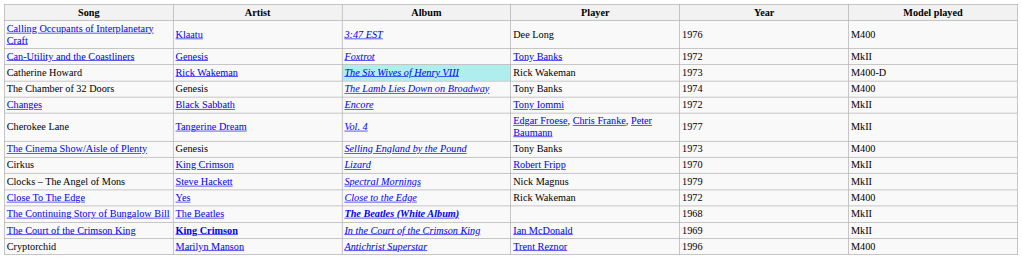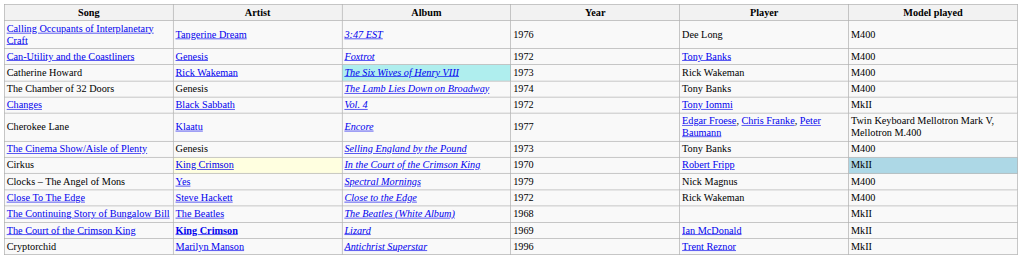columns swapped: (764, 12) <-> (595, 12)
(189, 34) Klaatu -> (211, 34) Tangerine Dream
(861, 56) MkII -> (863, 56) M400
(869, 72) M400-D -> (863, 72) M400
(359, 105) Encore -> (356, 105) Vol. 4
(211, 127) Tangerine Dream -> (189, 127) Klaatu
(356, 127) Vol. 4 -> (359, 127) Encore
(861, 127) MkII -> (922, 127) Twin Keyboard Mellotron Mark V, Mellotron M.400
(205, 165) no background -> (205, 165) lightyellow background
(358, 165) Lizard -> (412, 165) In the Court of the Crimson King
(861, 165) no background -> (861, 165) lightblue background
(204, 181) Steve Hackett -> (183, 181) Yes
(861, 181) MkII -> (863, 181) M400
(183, 198) Yes -> (204, 198) Steve Hackett
(402, 214) bold -> (400, 214) normal
(412, 230) In the Court of the Crimson King -> (358, 230) Lizard
(863, 246) M400 -> (861, 246) MkII
